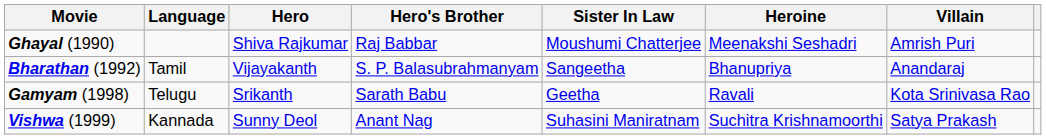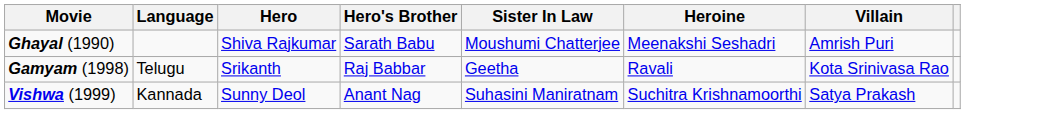(396, 43) Raj Babbar -> (389, 43) Sarath Babu
- row: (74, 69)
(401, 95) Sarath Babu -> (385, 69) Raj Babbar
